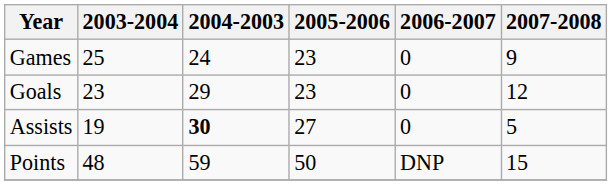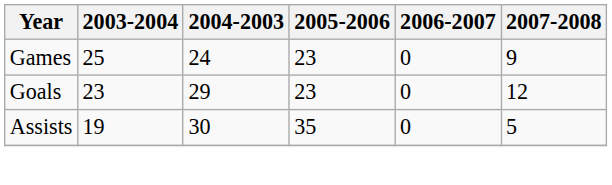(199, 127) bold -> (199, 127) normal
(305, 127) 27 -> (305, 127) 35
- row: (37, 162)
